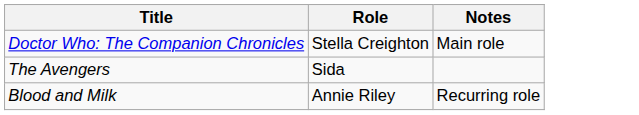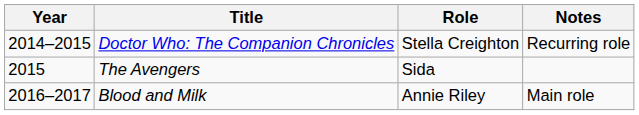+ column: (50, 17)
(471, 43) Main role -> (578, 43) Recurring role
(488, 95) Recurring role -> (561, 95) Main role
